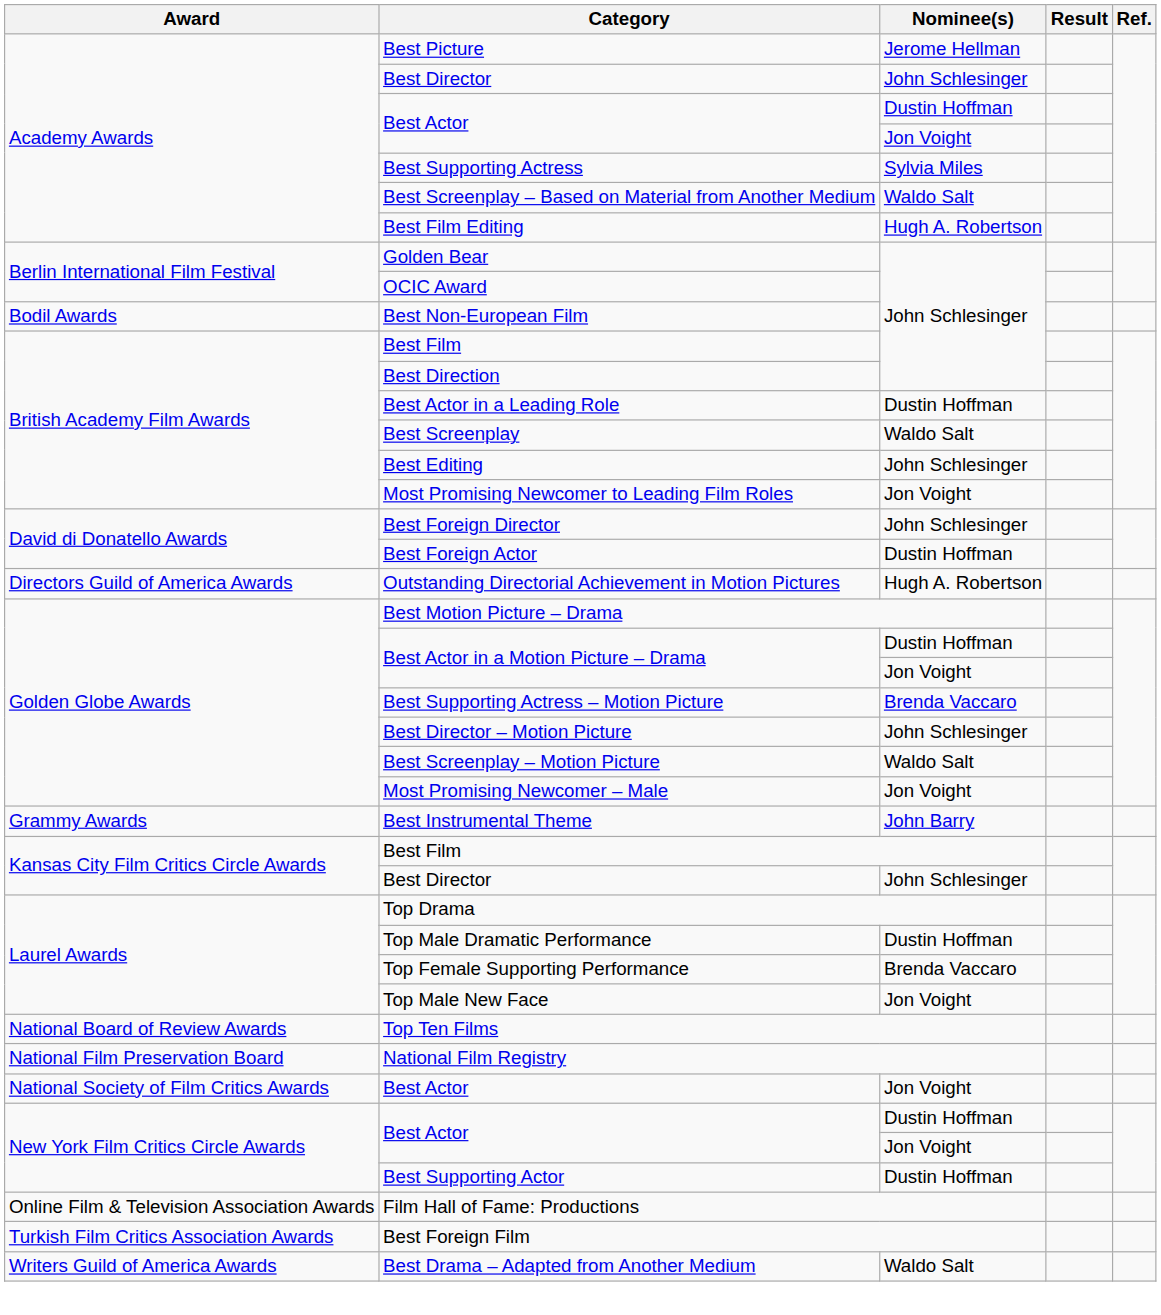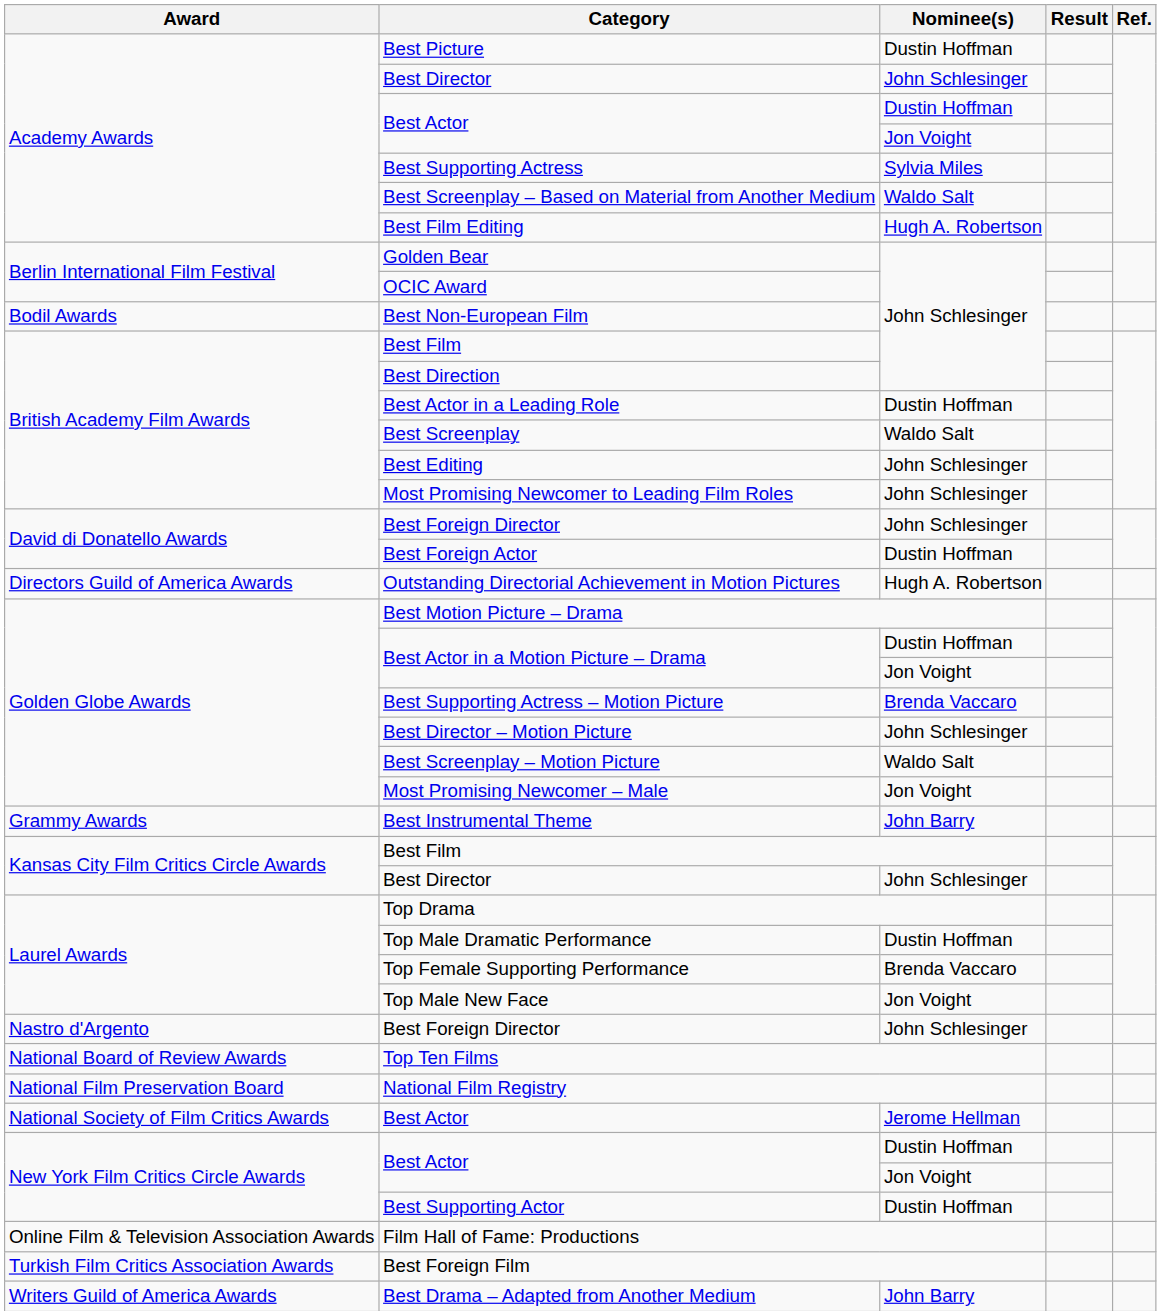(952, 49) Jerome Hellman -> (948, 49) Dustin Hoffman
(928, 494) Jon Voight -> (956, 494) John Schlesinger
+ row: (79, 1028)
(928, 1088) Jon Voight -> (952, 1117) Jerome Hellman
(929, 1266) Waldo Salt -> (929, 1295) John Barry
